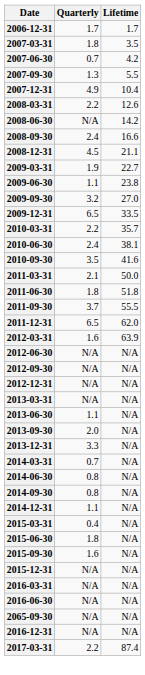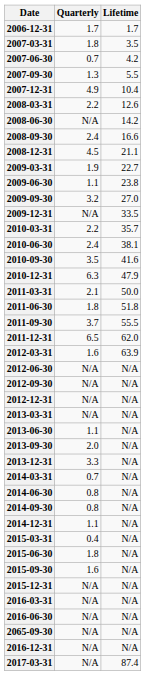(92, 214) 6.5 -> (90, 214) N/A
+ row: (30, 276)
(92, 647) 2.2 -> (90, 663) N/A
